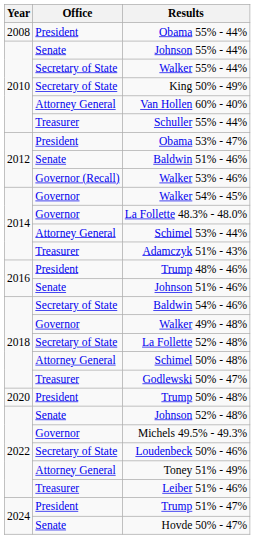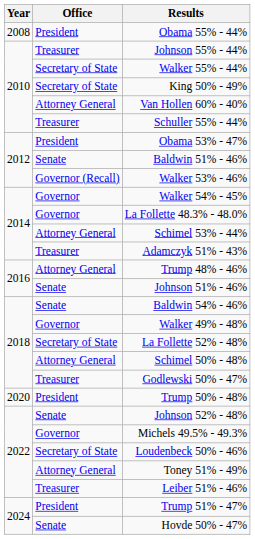(51, 50) Senate -> (57, 50) Treasurer
(57, 269) President -> (76, 269) Attorney General
(76, 305) Secretary of State -> (51, 305) Senate
